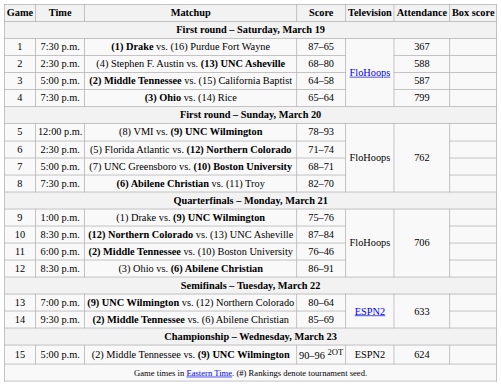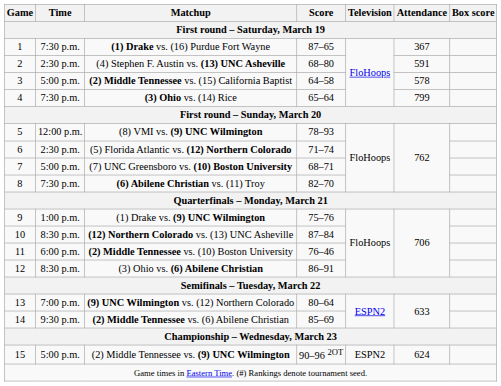(422, 64) 588 -> (422, 64) 591
(422, 81) 587 -> (422, 81) 578
